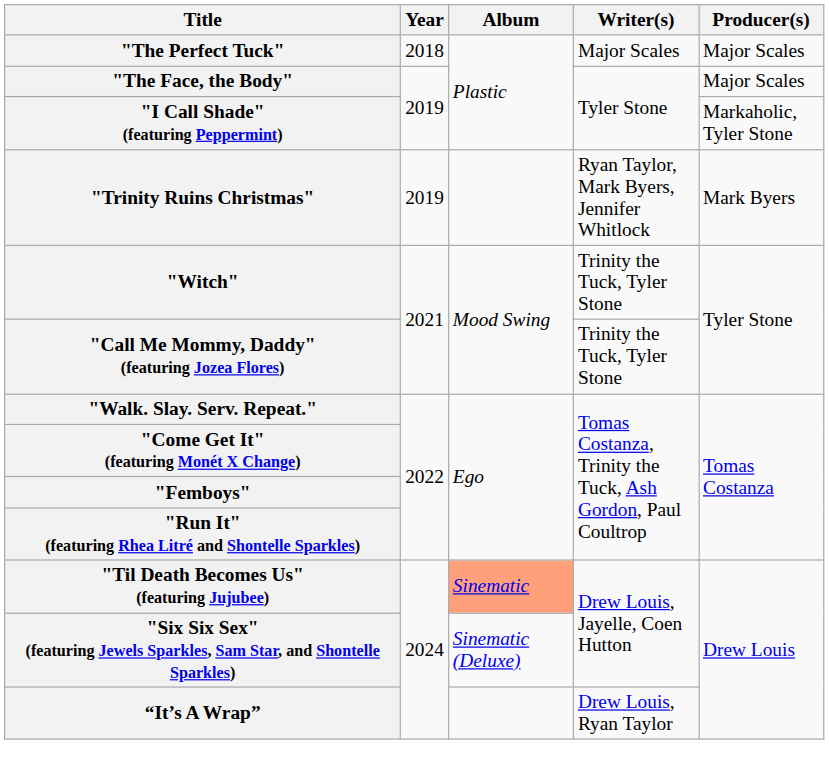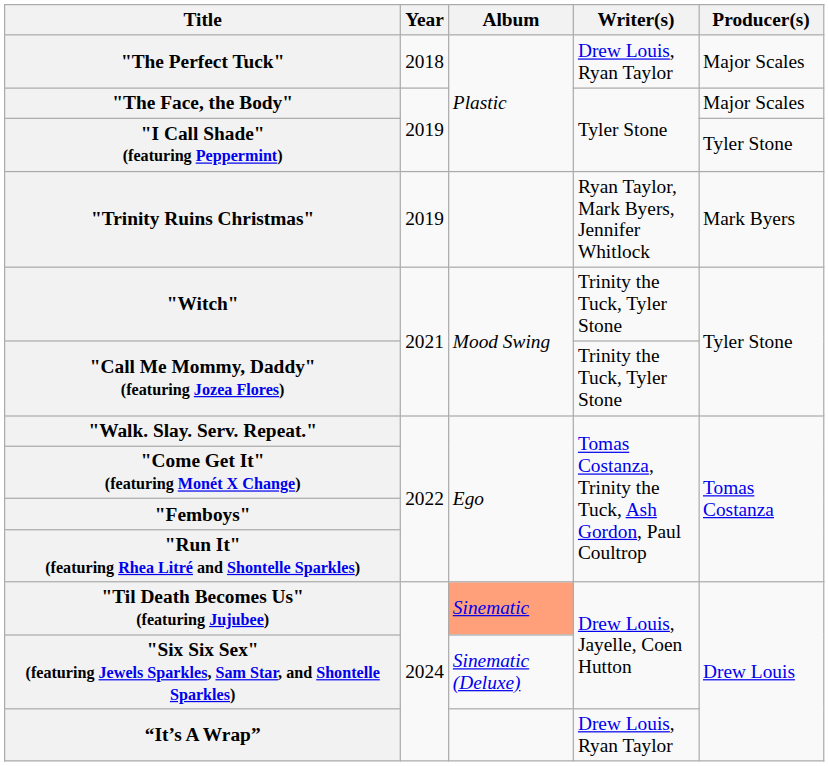(629, 50) Major Scales -> (626, 61) Drew Louis, Ryan Taylor
(750, 122) Markaholic, Tyler Stone -> (748, 144) Tyler Stone
